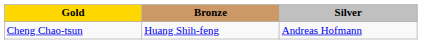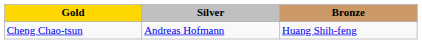columns swapped: (348, 13) <-> (210, 13)
